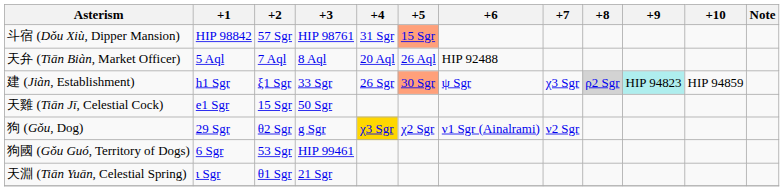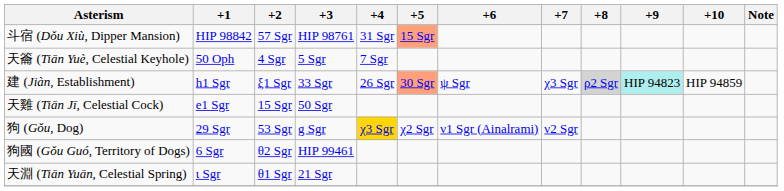+ row: (98, 59)
- row: (94, 59)
(275, 128) θ2 Sgr -> (275, 128) 53 Sgr
(275, 151) 53 Sgr -> (275, 151) θ2 Sgr
